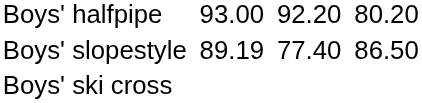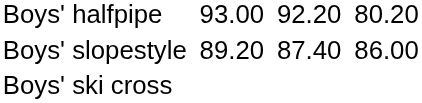(232, 50) 89.19 -> (232, 50) 89.20
(309, 50) 77.40 -> (309, 50) 87.40
(387, 50) 86.50 -> (387, 50) 86.00
